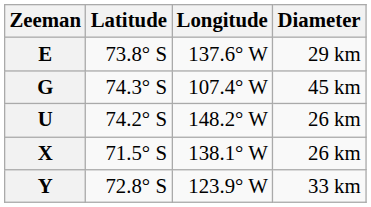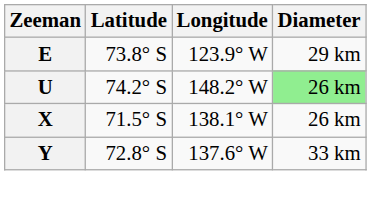(228, 53) 137.6° W -> (228, 53) 123.9° W
- row: (45, 86)
(334, 119) no background -> (334, 86) lightgreen background
(228, 185) 123.9° W -> (228, 152) 137.6° W
